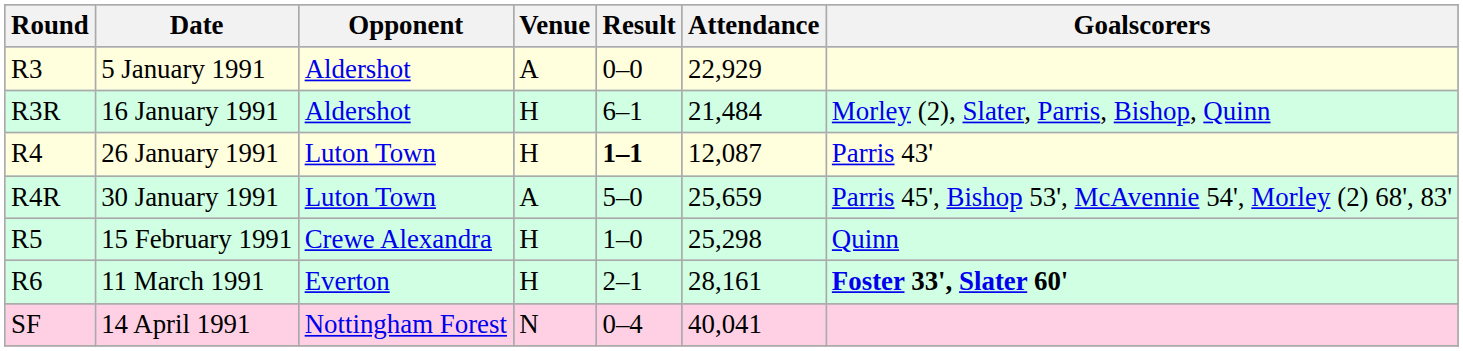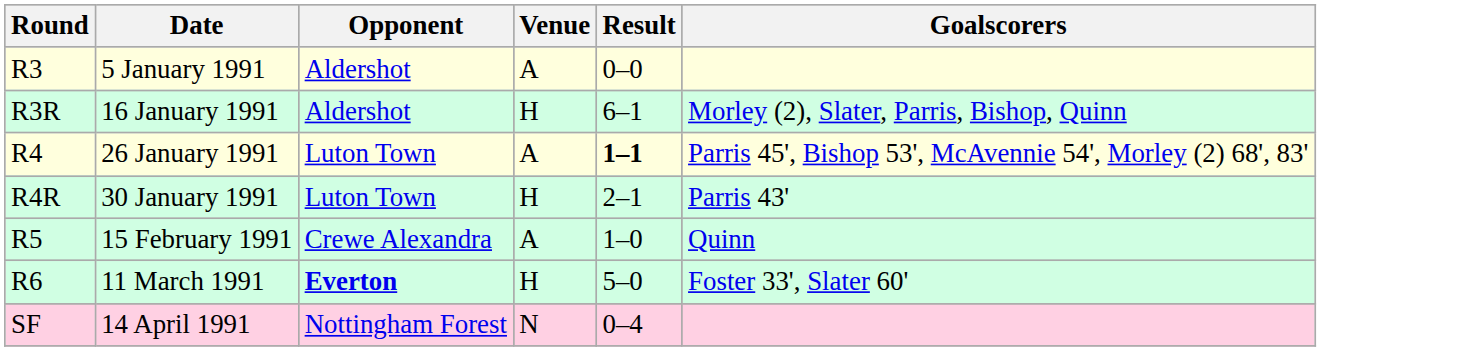- column: (754, 25)
(529, 153) H -> (529, 153) A
(882, 153) Parris 43' -> (998, 153) Parris 45', Bishop 53', McAvennie 54', Morley (2) 68', 83'
(529, 196) A -> (529, 196) H
(623, 196) 5–0 -> (623, 196) 2–1
(1142, 196) Parris 45', Bishop 53', McAvennie 54', Morley (2) 68', 83' -> (739, 196) Parris 43'
(529, 238) H -> (529, 238) A
(347, 281) normal -> (351, 281) bold
(623, 281) 2–1 -> (623, 281) 5–0
(950, 281) bold -> (798, 281) normal
